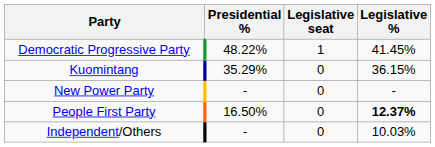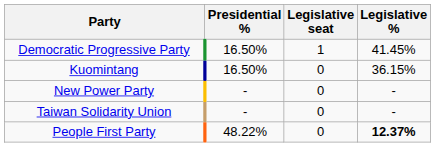(245, 49) 48.22% -> (245, 49) 16.50%
(245, 70) 35.29% -> (245, 70) 16.50%
+ row: (104, 111)
(245, 111) 16.50% -> (245, 132) 48.22%
- row: (104, 132)
